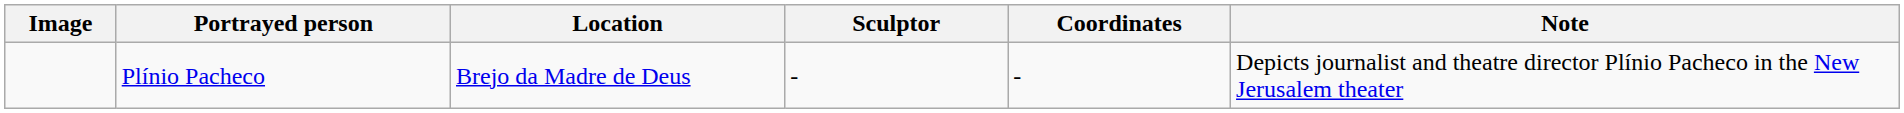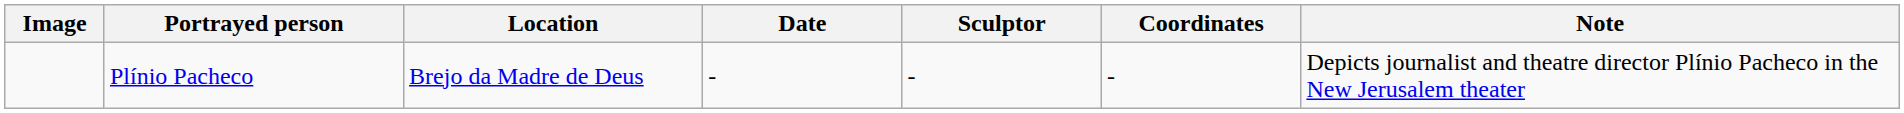+ column: (802, 23)
